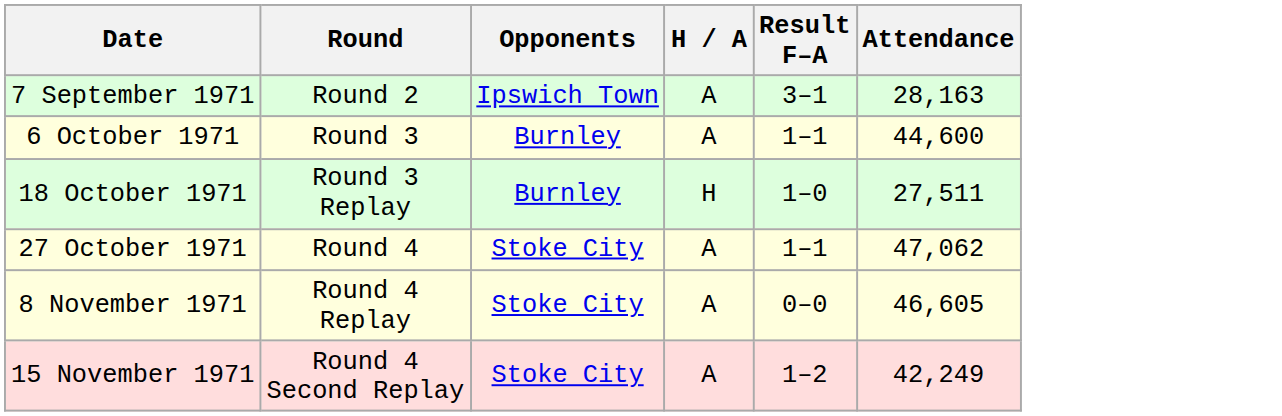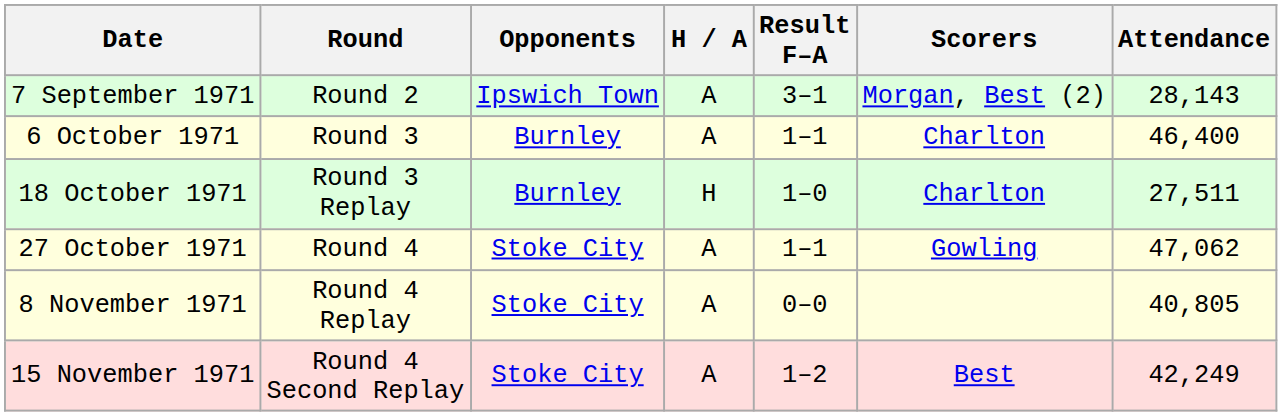+ column: (984, 40)
(939, 96) 28,163 -> (1194, 96) 28,143
(939, 138) 44,600 -> (1194, 138) 46,400
(939, 305) 46,605 -> (1194, 305) 40,805
